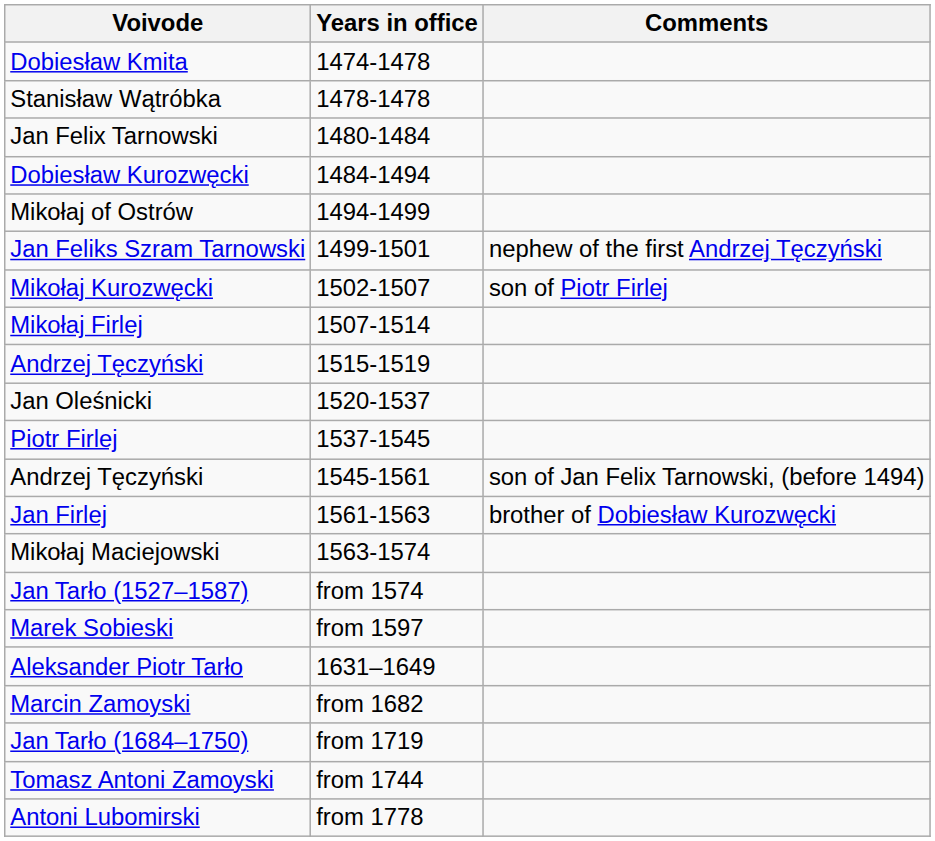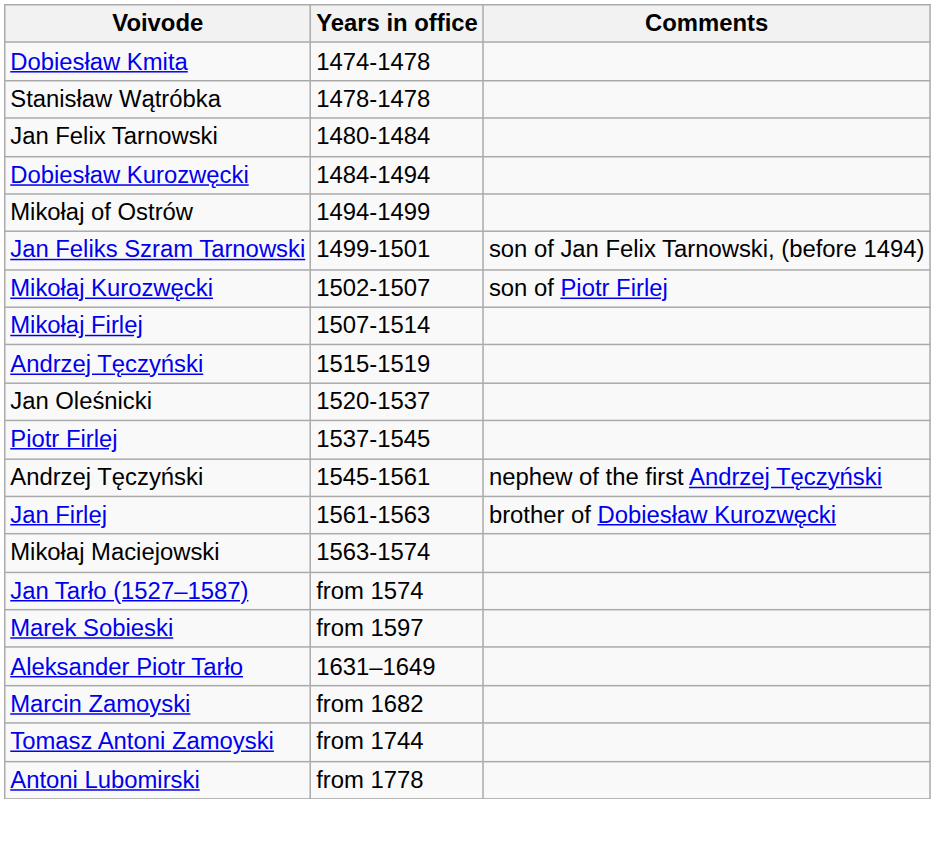(685, 250) nephew of the first Andrzej Tęczyński -> (707, 250) son of Jan Felix Tarnowski, (before 1494)
(707, 477) son of Jan Felix Tarnowski, (before 1494) -> (685, 477) nephew of the first Andrzej Tęczyński
- row: (129, 741)
